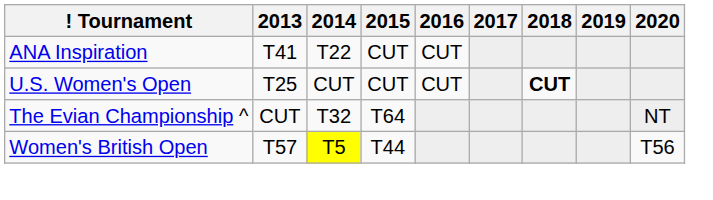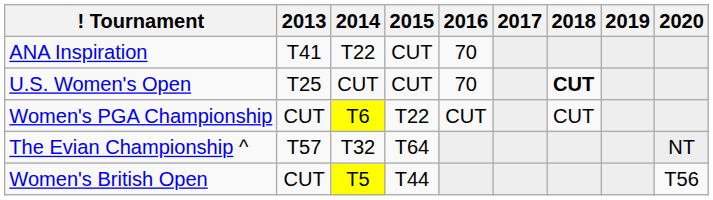(442, 52) CUT -> (466, 52) 70
(442, 84) CUT -> (466, 84) 70
+ row: (141, 116)
(280, 116) CUT -> (304, 148) T57
(280, 148) T57 -> (304, 180) CUT
